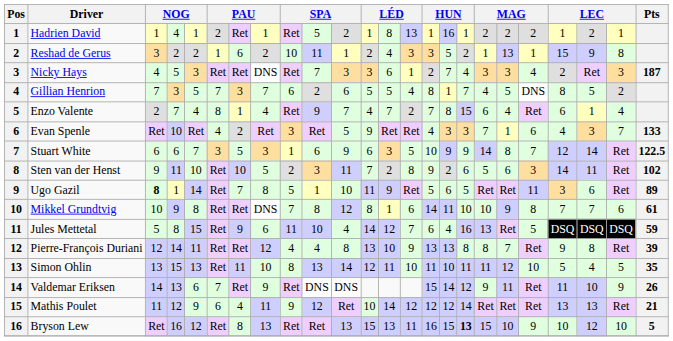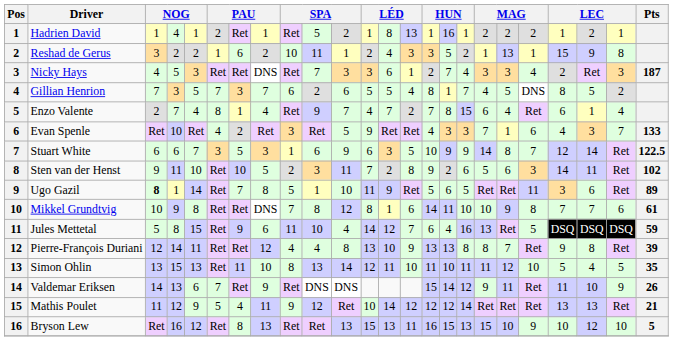(218, 306) 6 -> (218, 306) 5
(466, 326) bold -> (466, 326) normal
